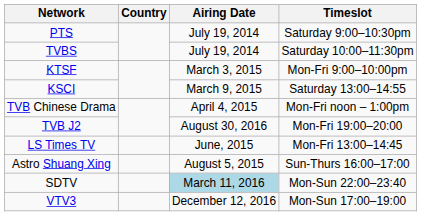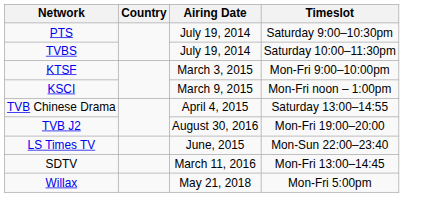(347, 88) Saturday 13:00–14:55 -> (330, 88) Mon-Fri noon – 1:00pm
(347, 107) Mon-Fri noon – 1:00pm -> (330, 107) Saturday 13:00–14:55
(347, 145) Mon-Fri 13:00–14:45 -> (330, 145) Mon-Sun 22:00–23:40
- row: (61, 164)
(224, 182) lightblue background -> (215, 164) no background
(347, 182) Mon-Sun 22:00–23:40 -> (330, 164) Mon-Fri 13:00–14:45
- row: (61, 201)
+ row: (61, 182)
